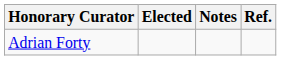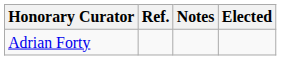columns swapped: (167, 17) <-> (258, 17)
